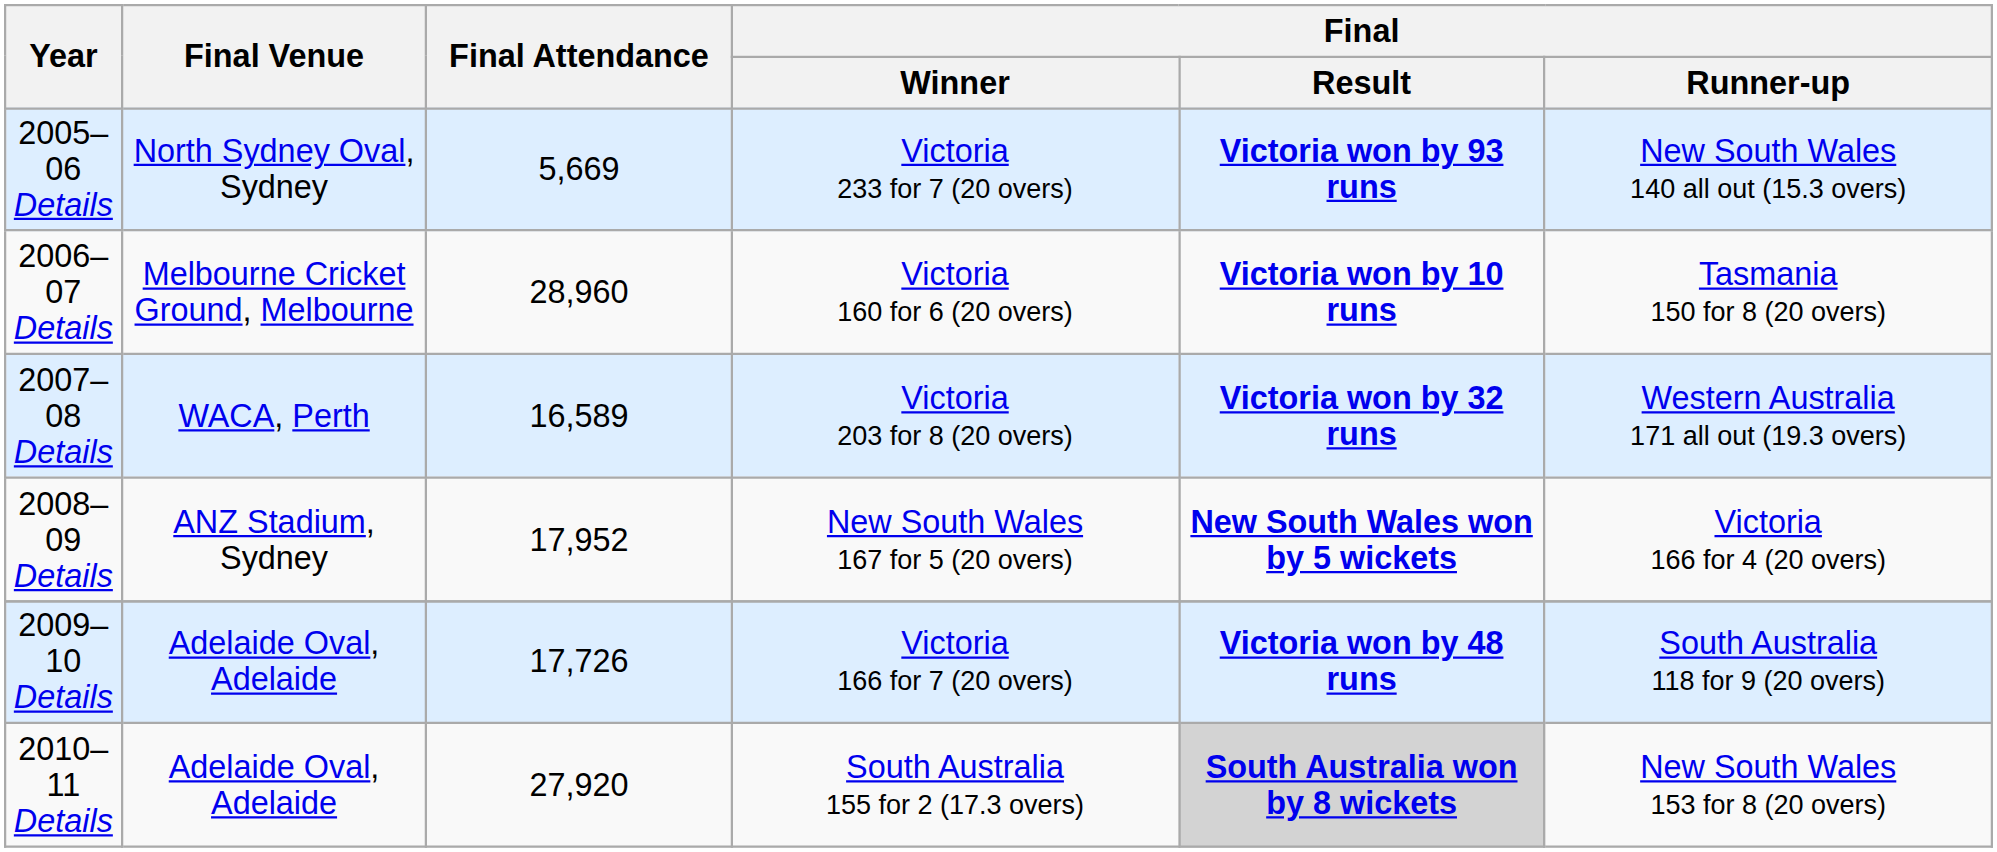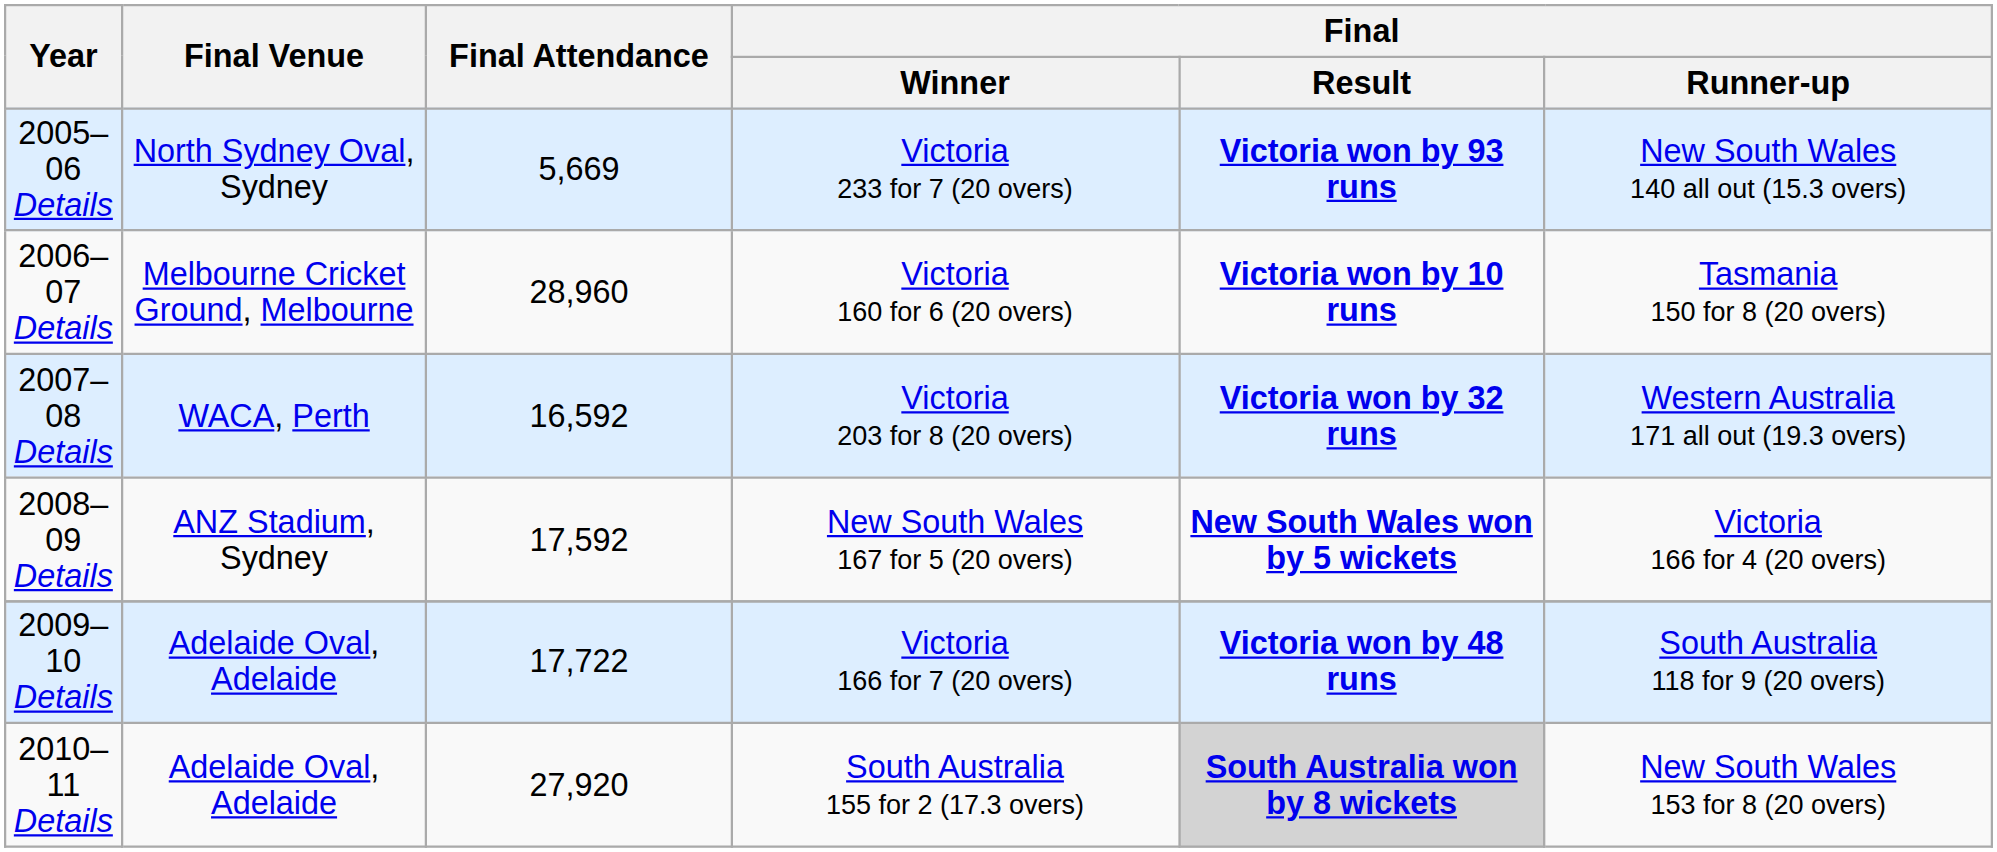(579, 416) 16,589 -> (579, 416) 16,592
(579, 539) 17,952 -> (579, 539) 17,592
(579, 662) 17,726 -> (579, 662) 17,722
